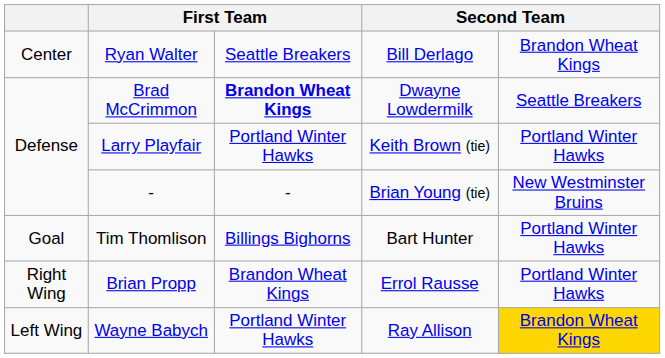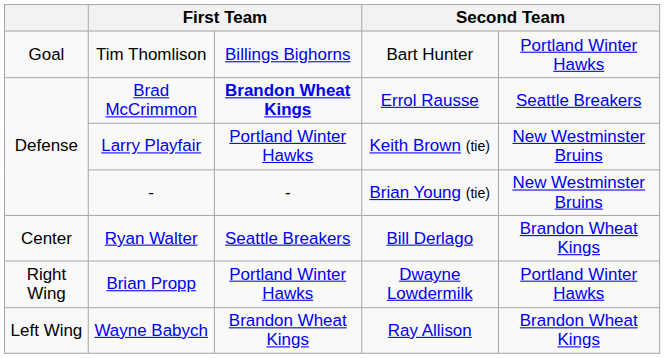rows swapped: (151, 238) <-> (151, 54)
(430, 100) Dwayne Lowdermilk -> (430, 100) Errol Rausse
(579, 146) Portland Winter Hawks -> (579, 146) New Westminster Bruins
(288, 284) Brandon Wheat Kings -> (288, 284) Portland Winter Hawks
(430, 284) Errol Rausse -> (430, 284) Dwayne Lowdermilk
(288, 330) Portland Winter Hawks -> (288, 330) Brandon Wheat Kings
(579, 330) gold background -> (579, 330) no background
